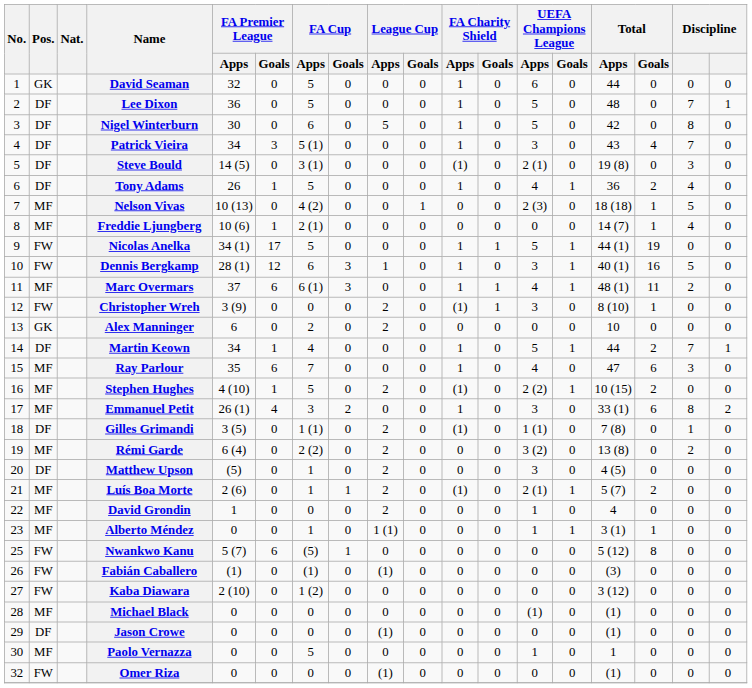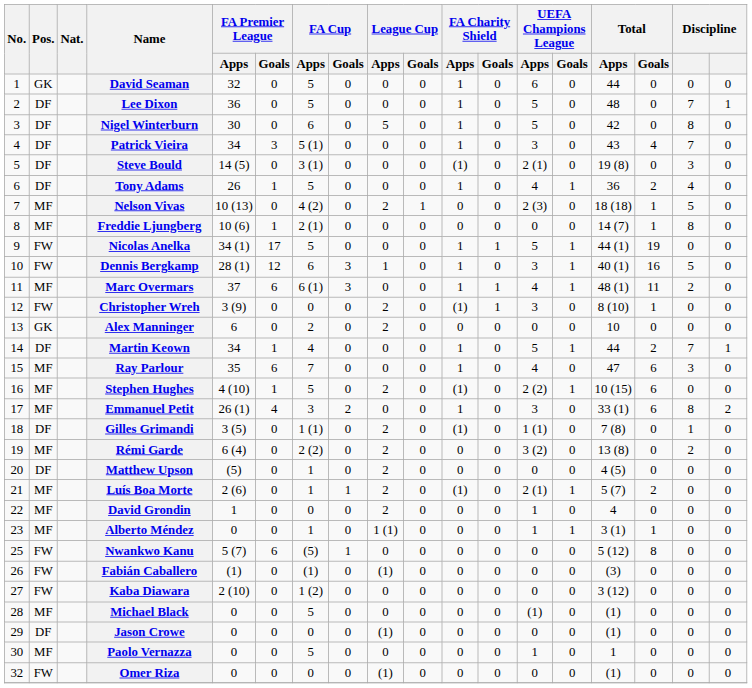(385, 205) 0 -> (385, 205) 2
(691, 226) 4 -> (691, 226) 8
(653, 388) 2 -> (653, 388) 6
(535, 469) 3 -> (535, 469) 0
(311, 611) 0 -> (311, 611) 5
